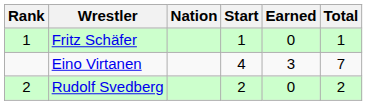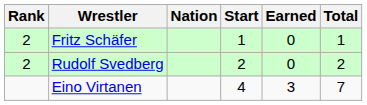(26, 40) 1 -> (26, 40) 2
rows swapped: (108, 87) <-> (97, 64)
